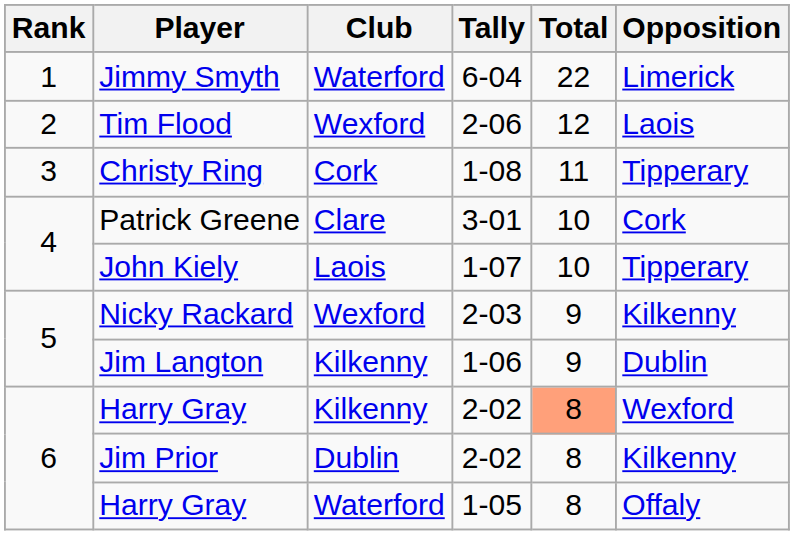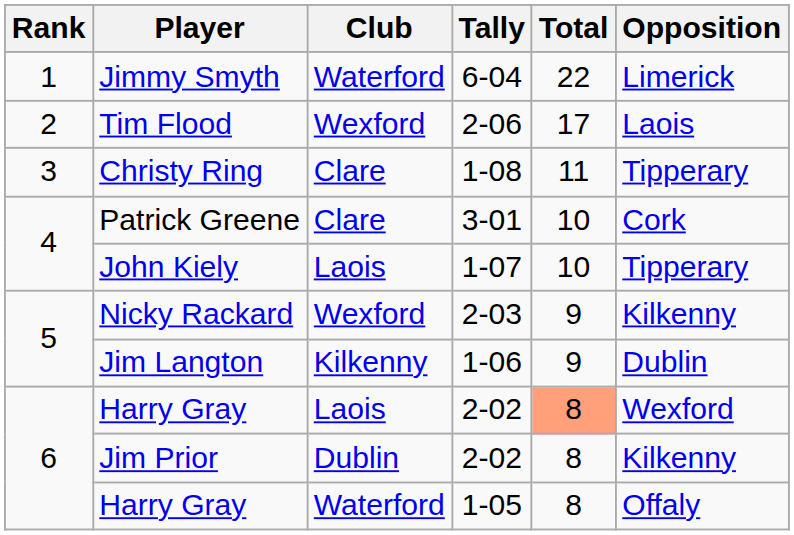(574, 123) 12 -> (574, 123) 17
(346, 171) Cork -> (350, 171) Clare
(371, 409) Kilkenny -> (350, 409) Laois
